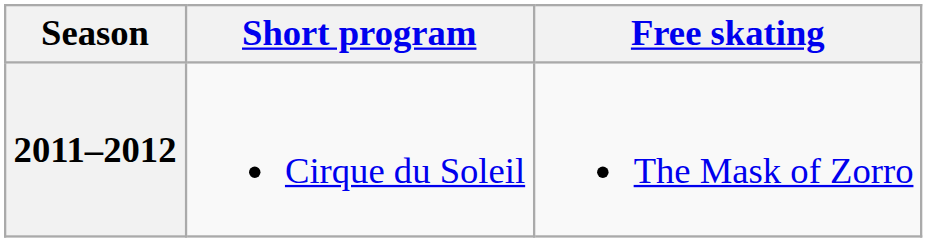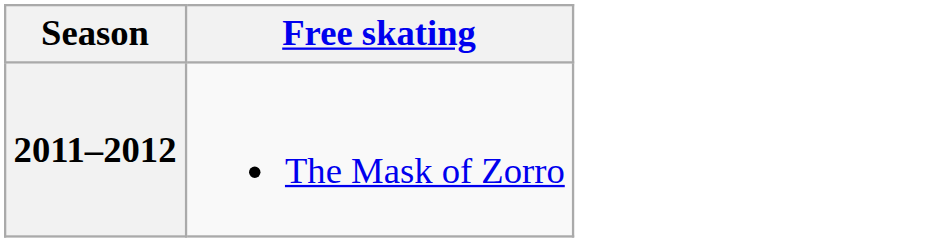- column: (359, 33)
